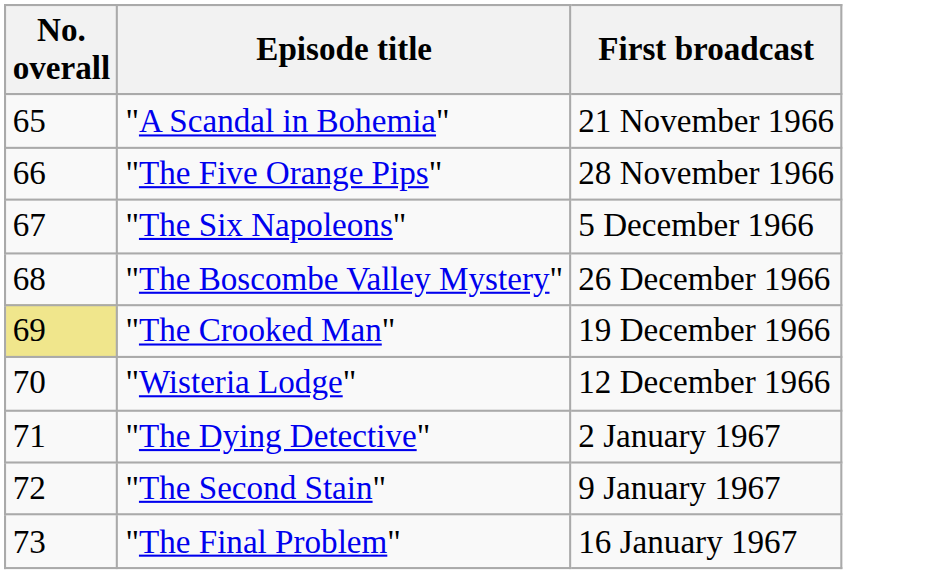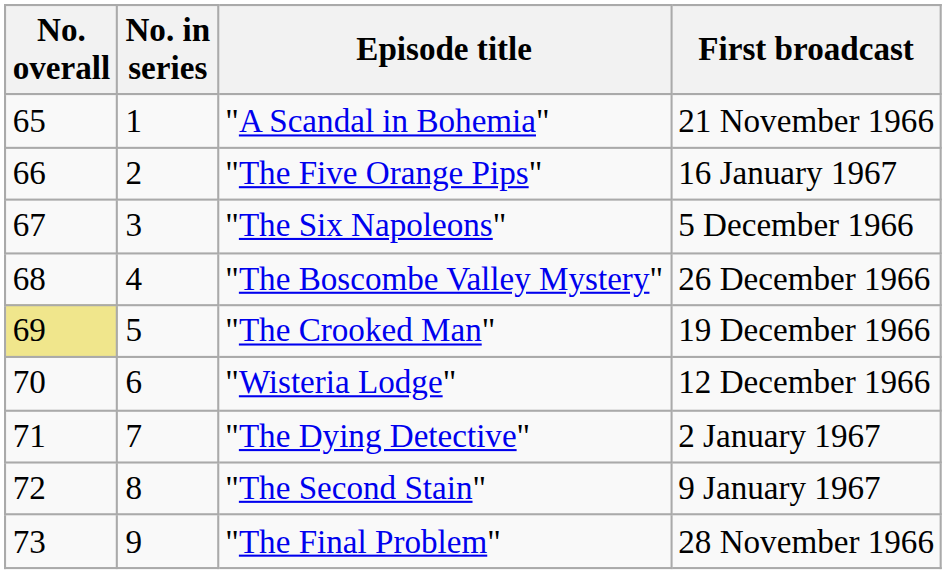+ column: (168, 49)
(706, 173) 28 November 1966 -> (788, 173) 16 January 1967
(688, 540) 16 January 1967 -> (806, 540) 28 November 1966
